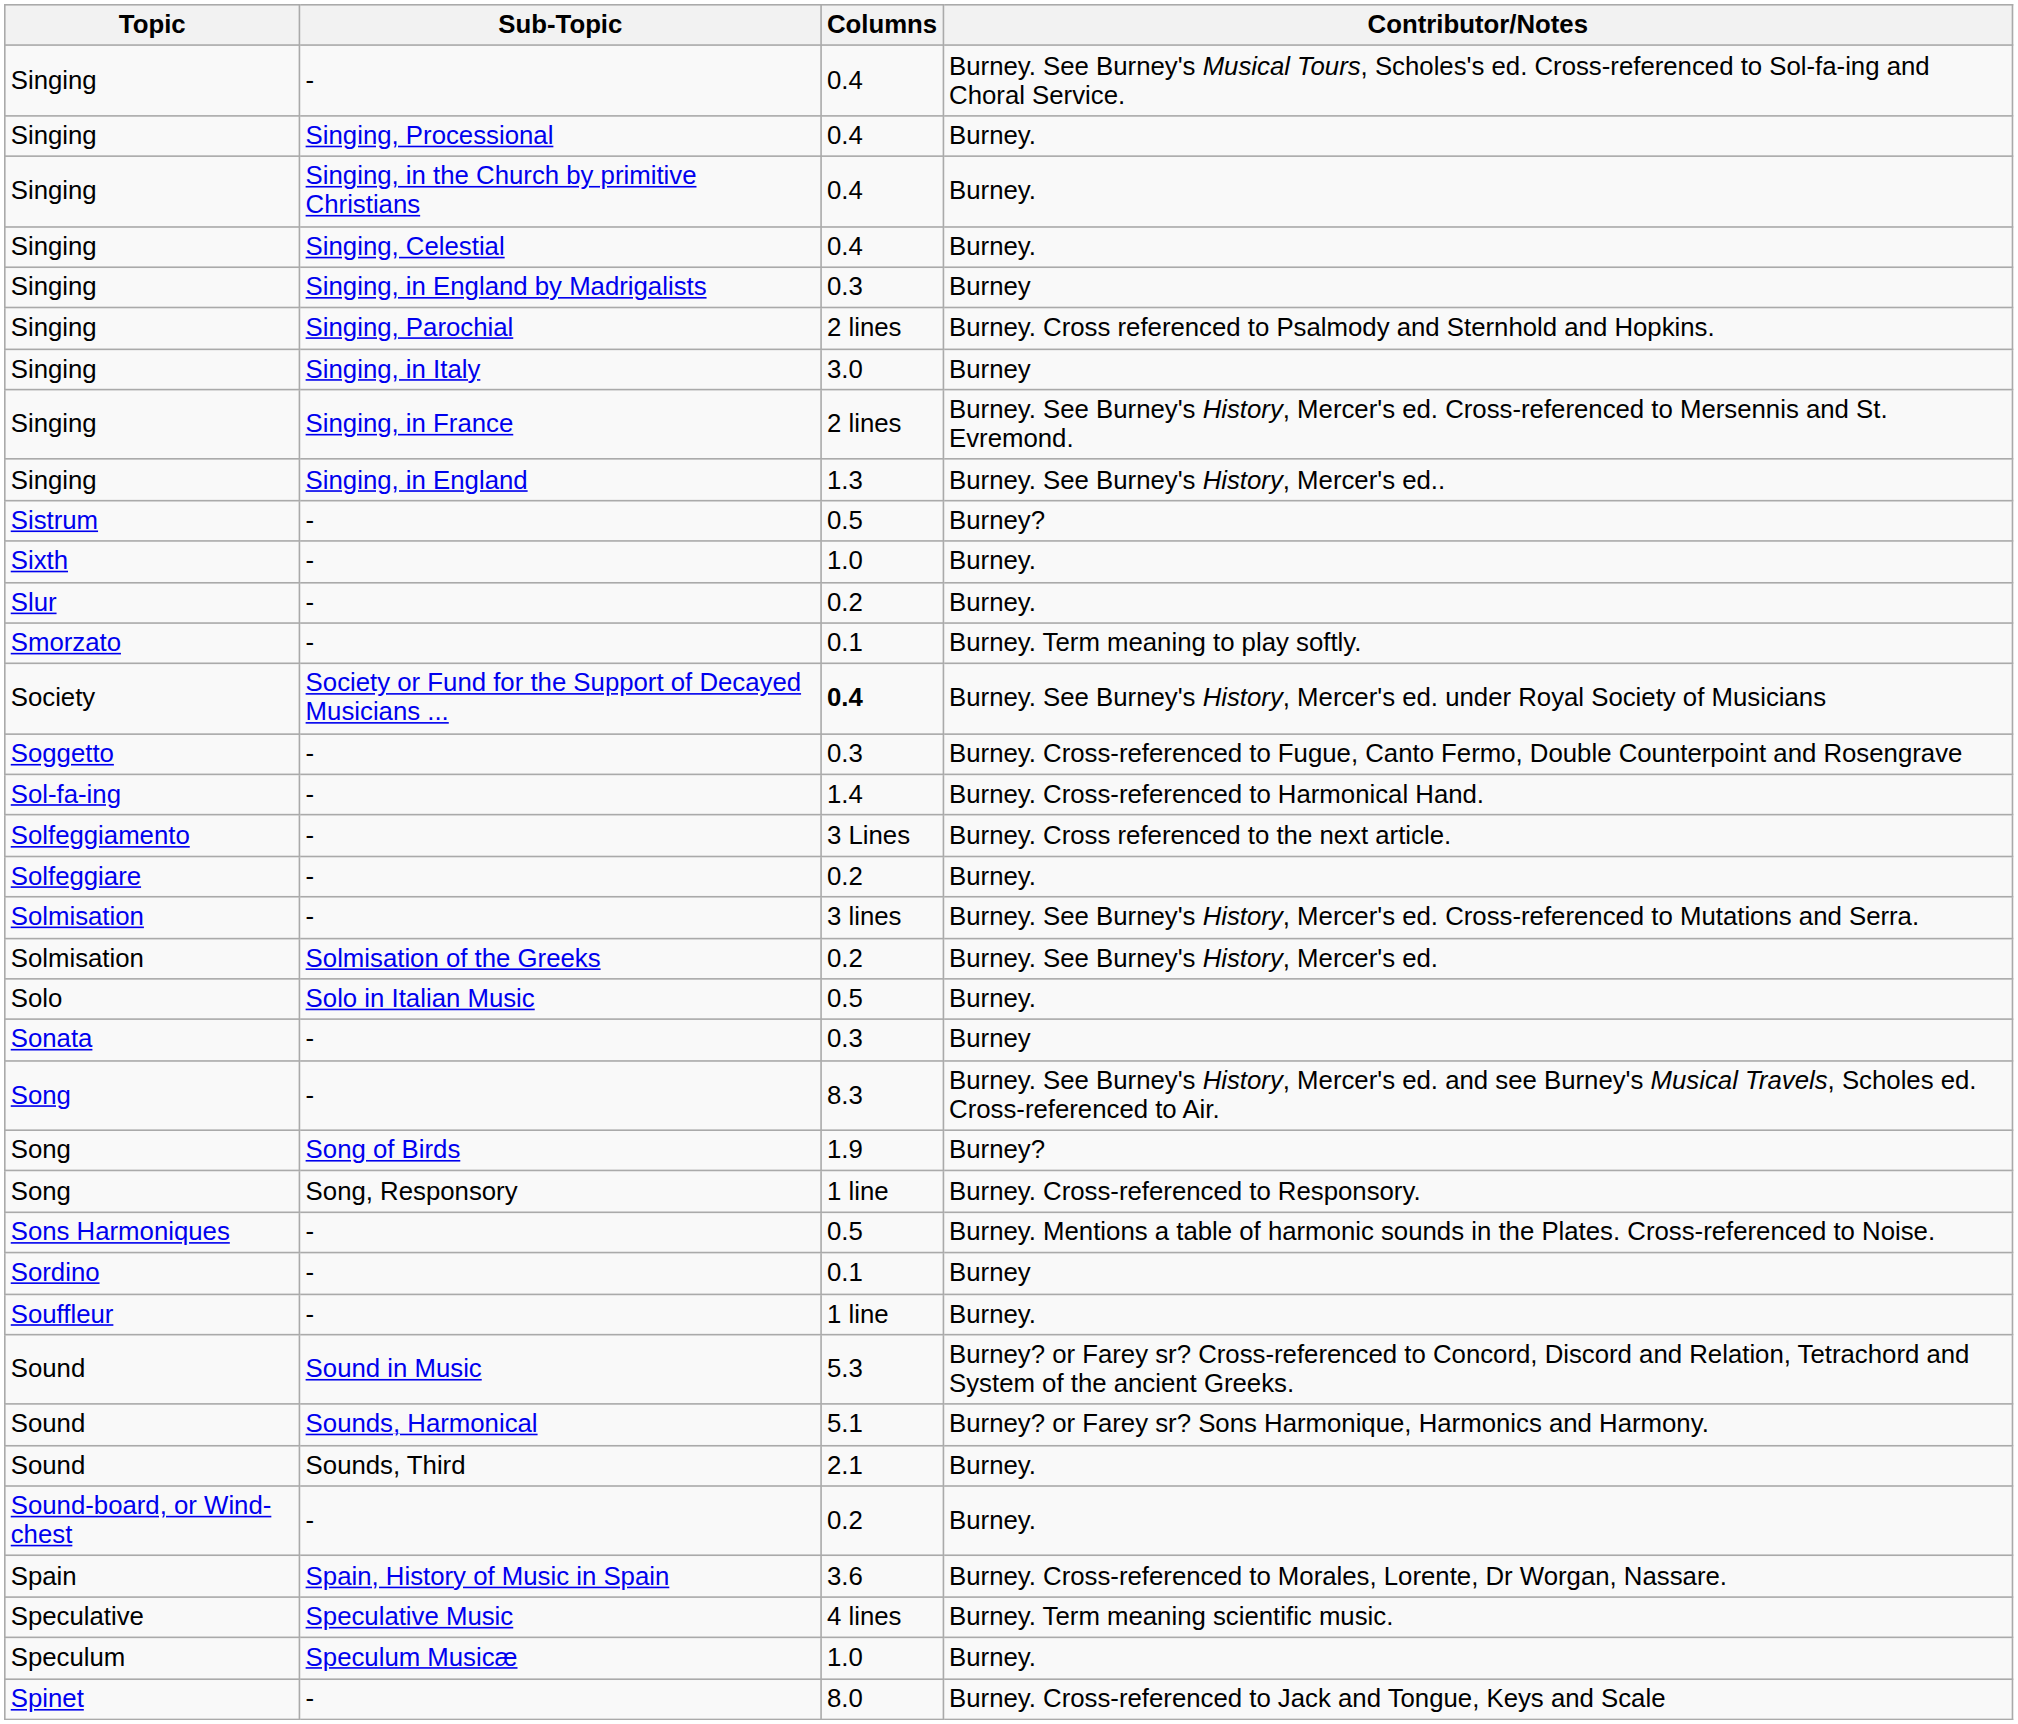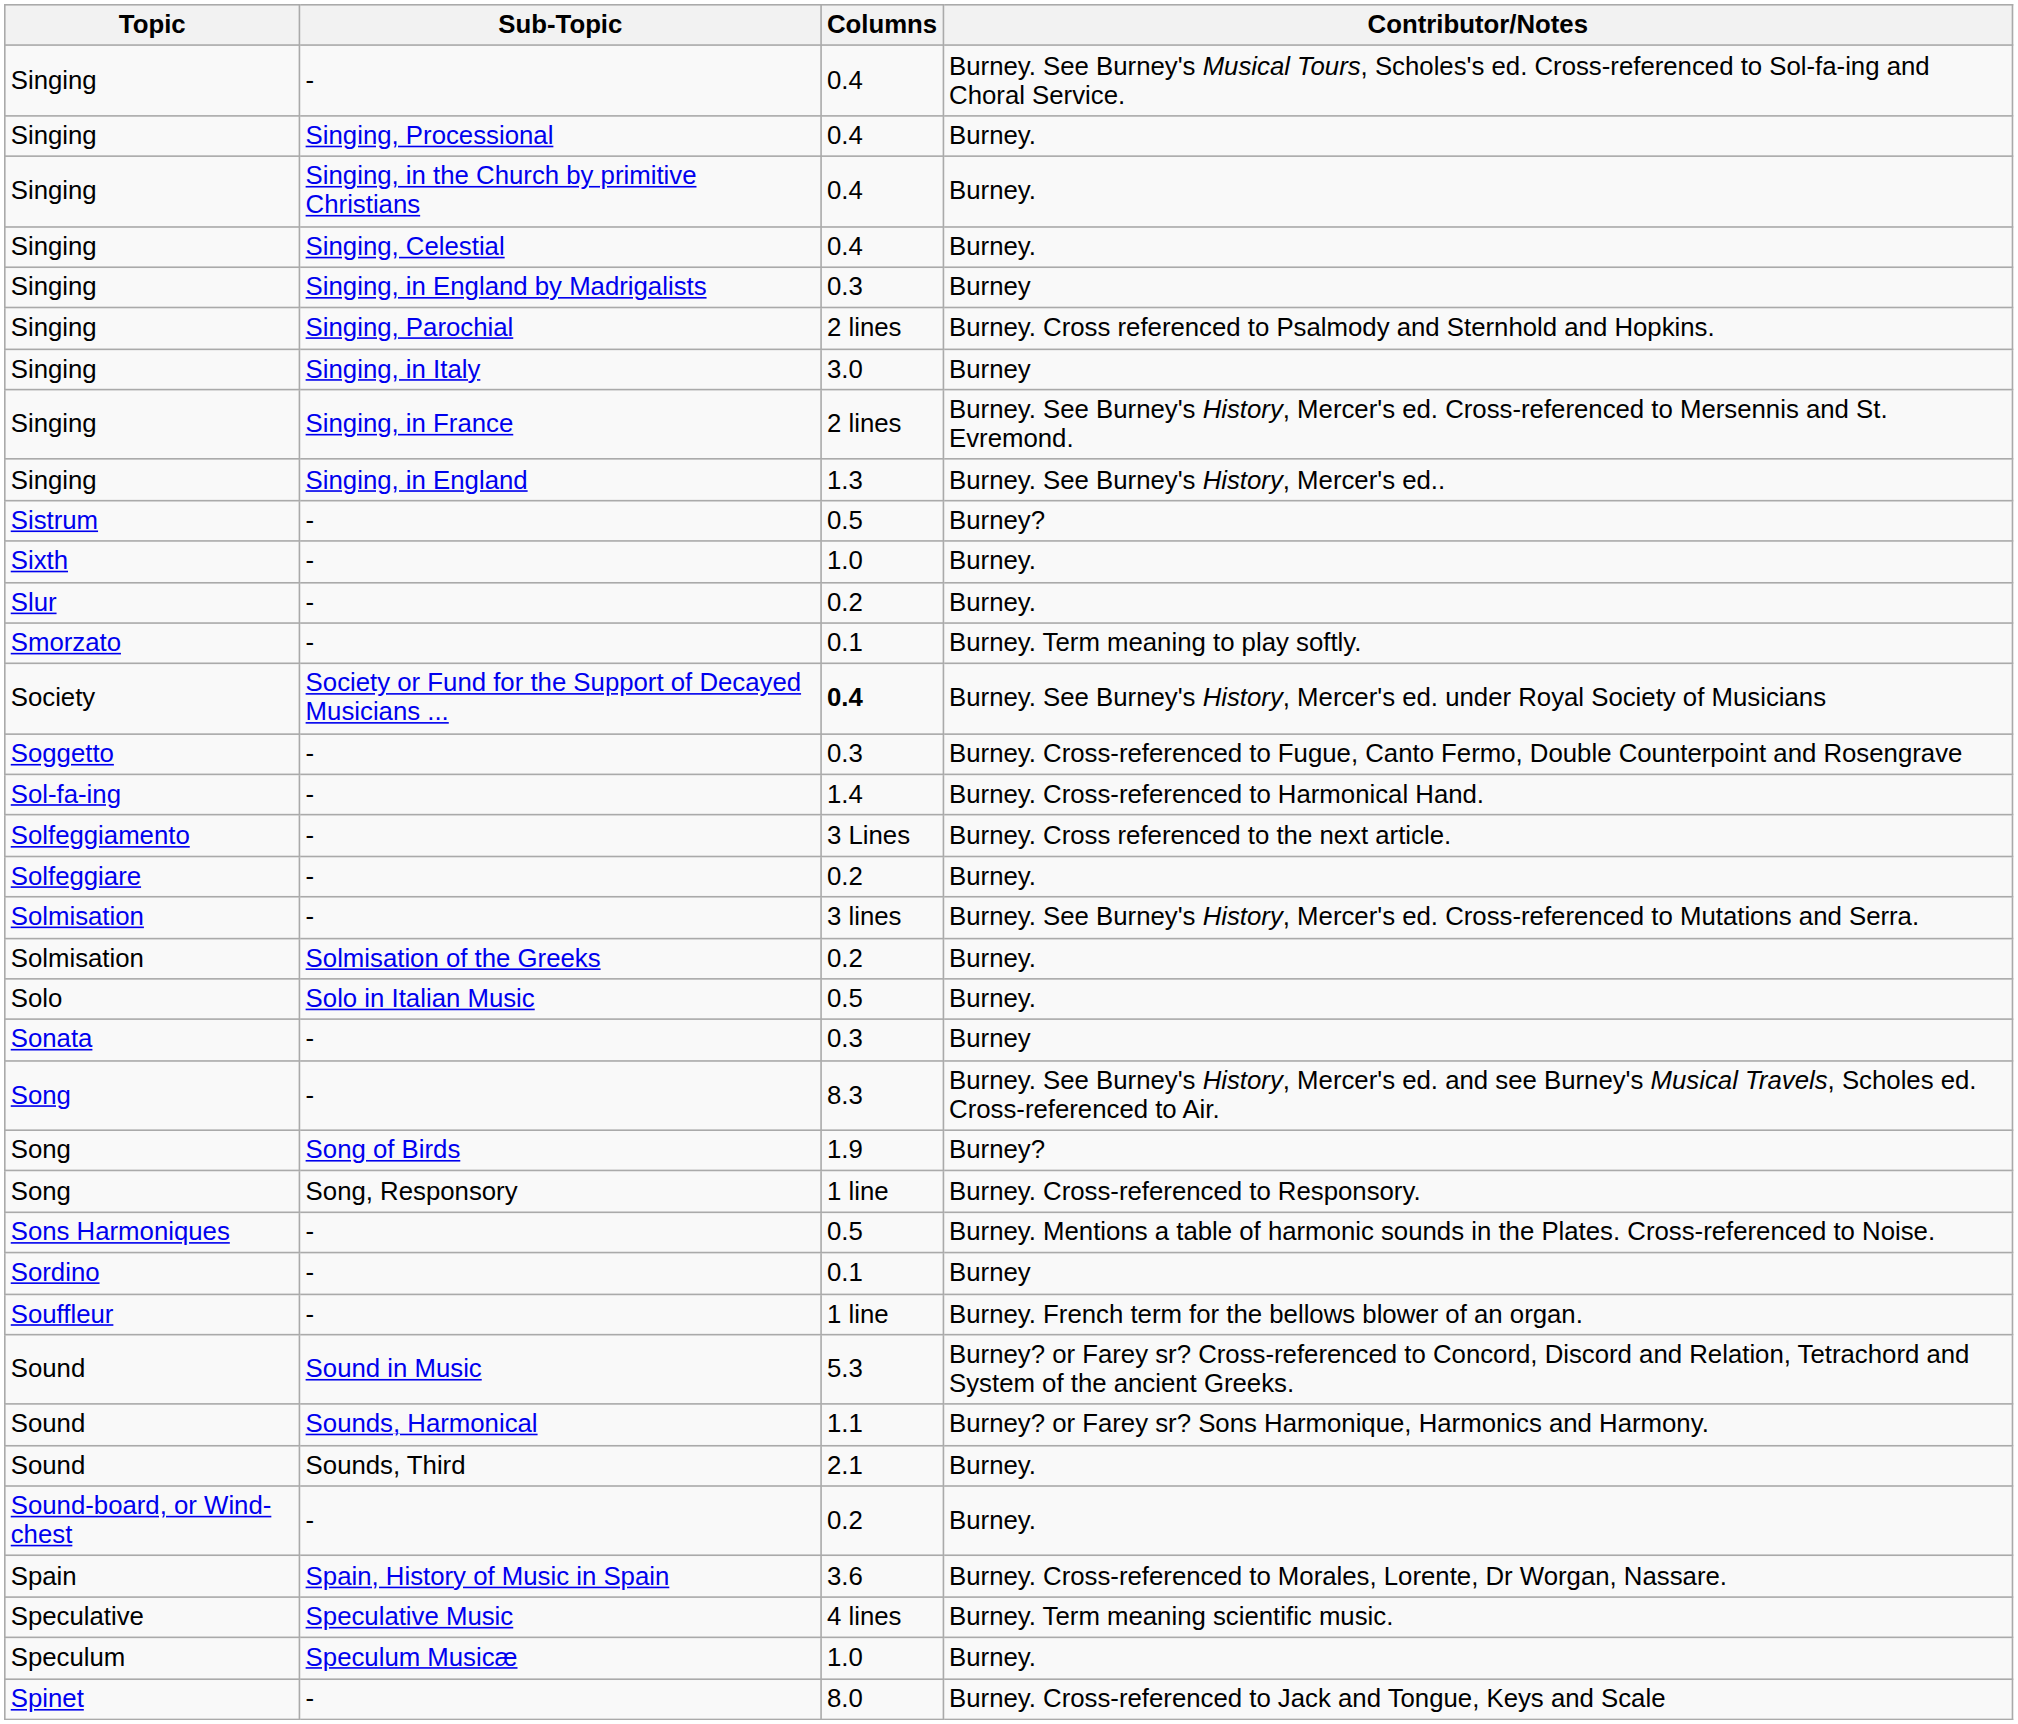(1194, 957) Burney. See Burney's History, Mercer's ed. -> (992, 957) Burney.
(992, 1313) Burney. -> (1266, 1313) Burney. French term for the bellows blower of an organ.
(845, 1424) 5.1 -> (845, 1424) 1.1
